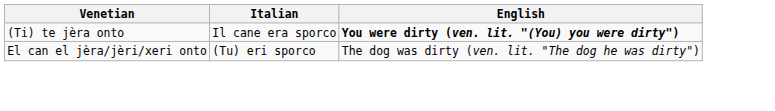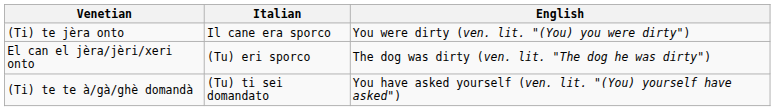(511, 32) bold -> (522, 32) normal
+ row: (100, 89)
